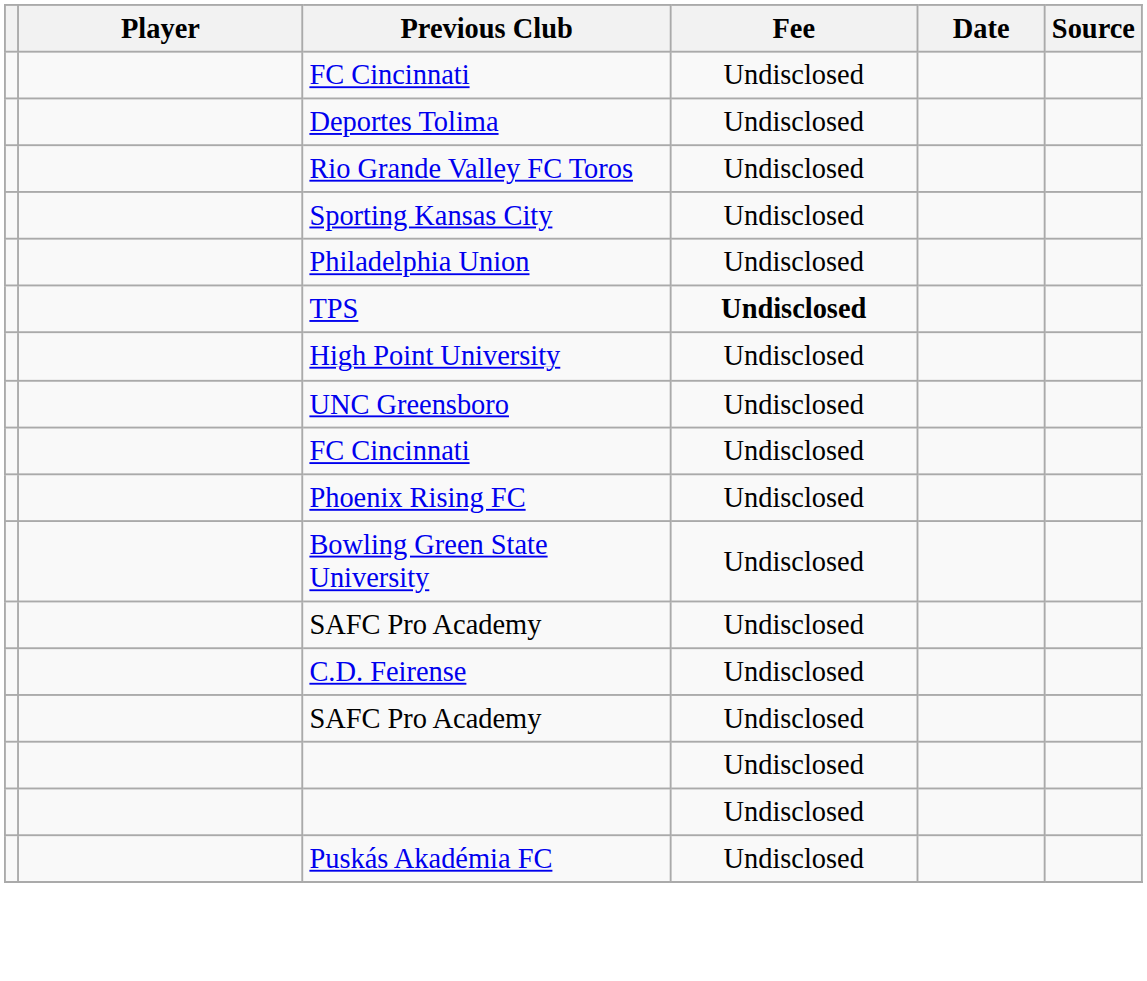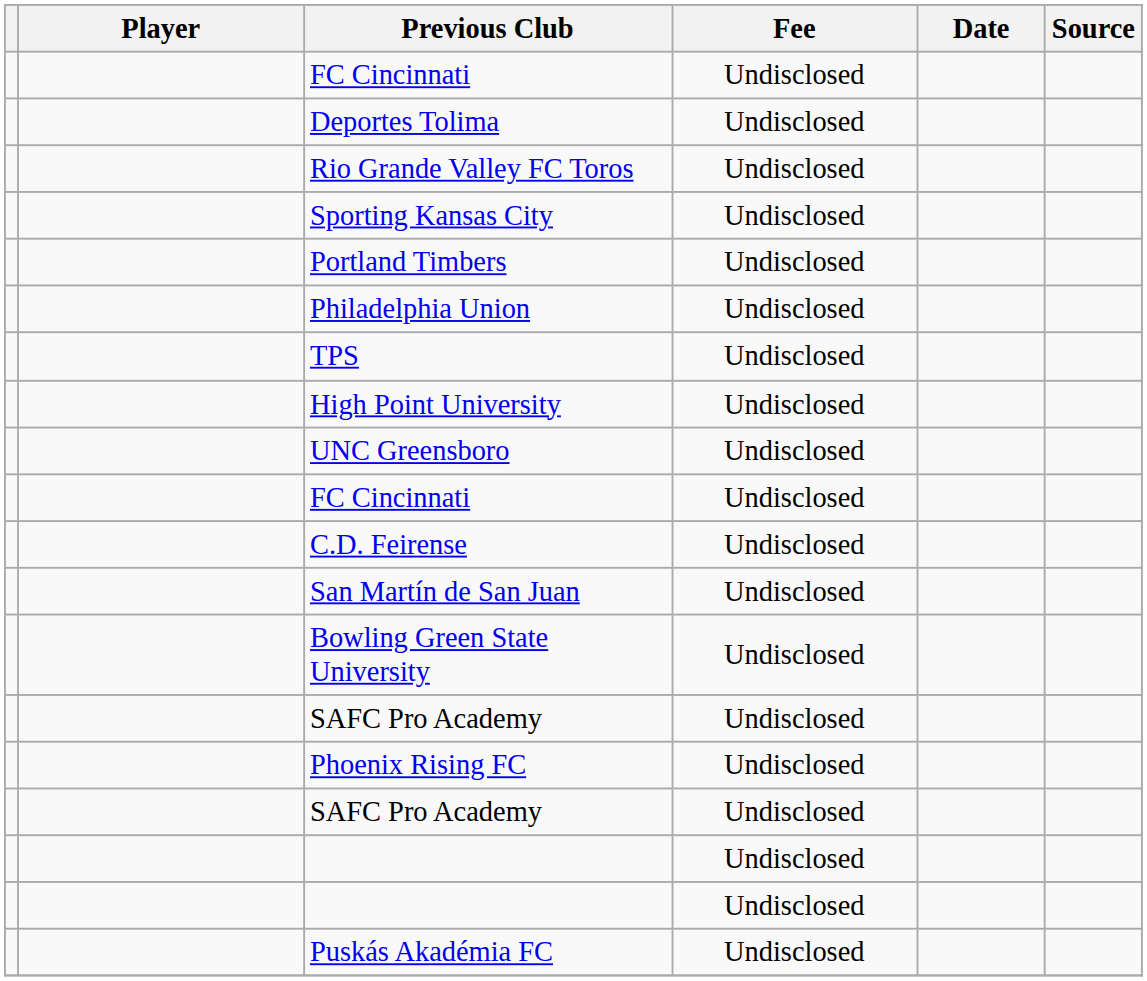+ row: (12, 263)
(794, 309) bold -> (794, 356) normal
rows swapped: (12, 497) <-> (12, 671)
+ row: (12, 591)
